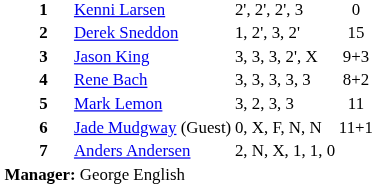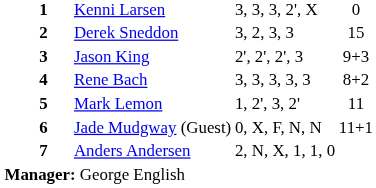(269, 9) 2', 2', 2', 3 -> (276, 9) 3, 3, 3, 2', X
(267, 33) 1, 2', 3, 2' -> (264, 33) 3, 2, 3, 3
(276, 56) 3, 3, 3, 2', X -> (269, 56) 2', 2', 2', 3
(264, 103) 3, 2, 3, 3 -> (267, 103) 1, 2', 3, 2'
